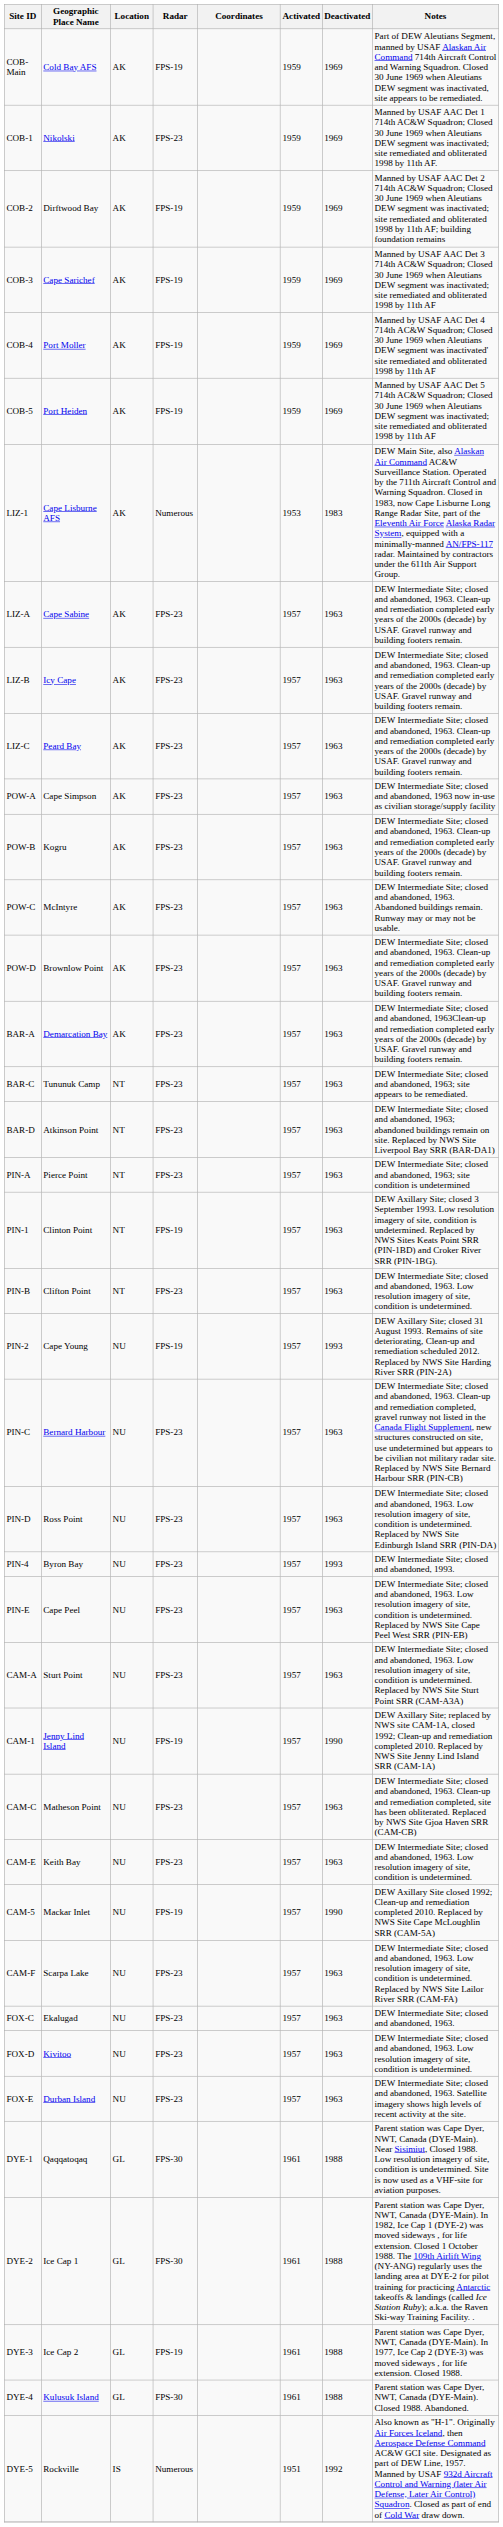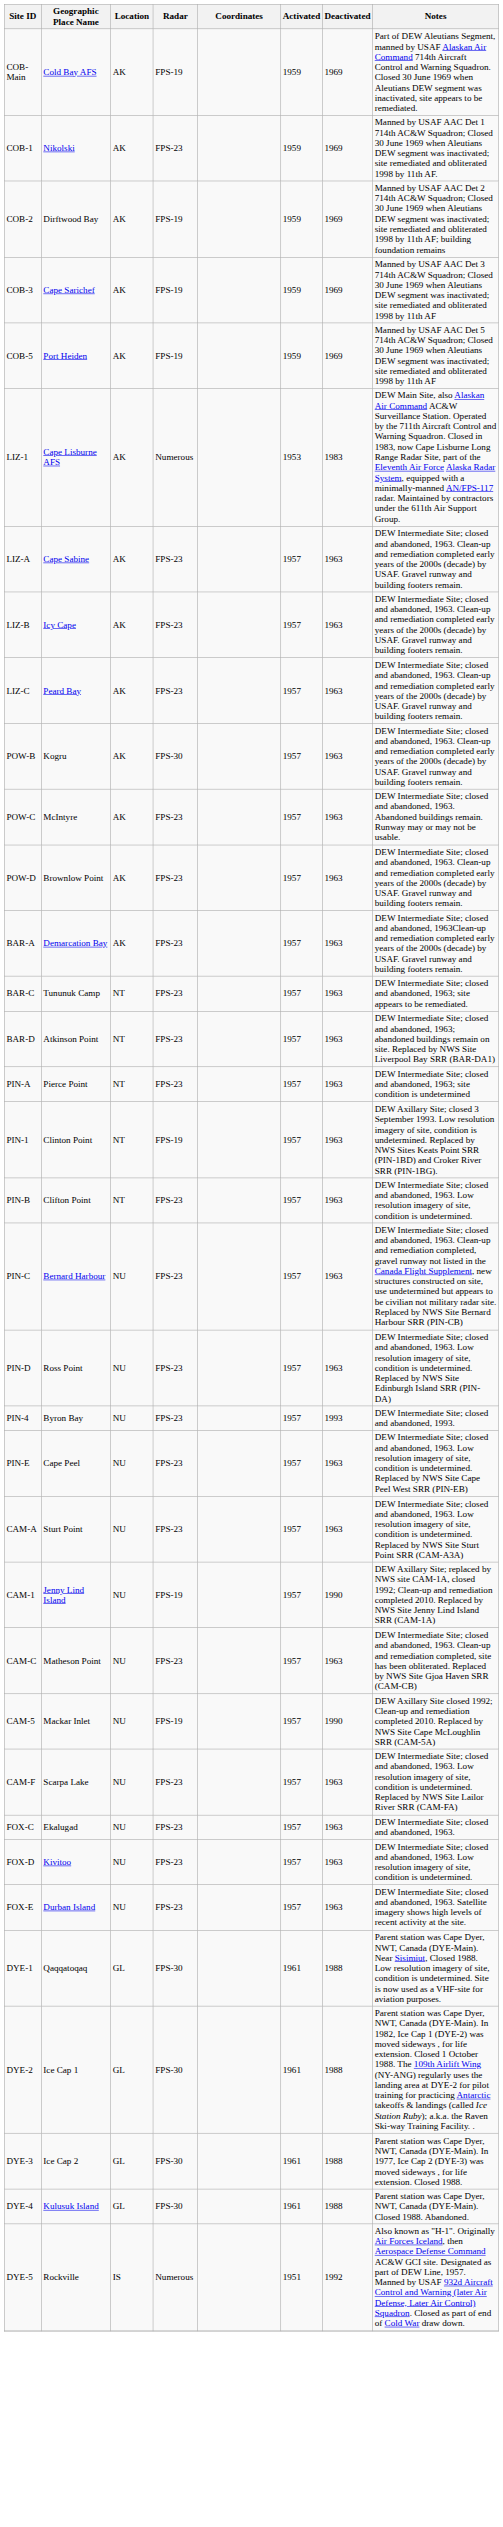- row: (20, 345)
- row: (21, 796)
(169, 847) FPS-23 -> (169, 756) FPS-30
- row: (18, 1346)
- row: (21, 1862)
(169, 2352) FPS-19 -> (169, 2161) FPS-30
